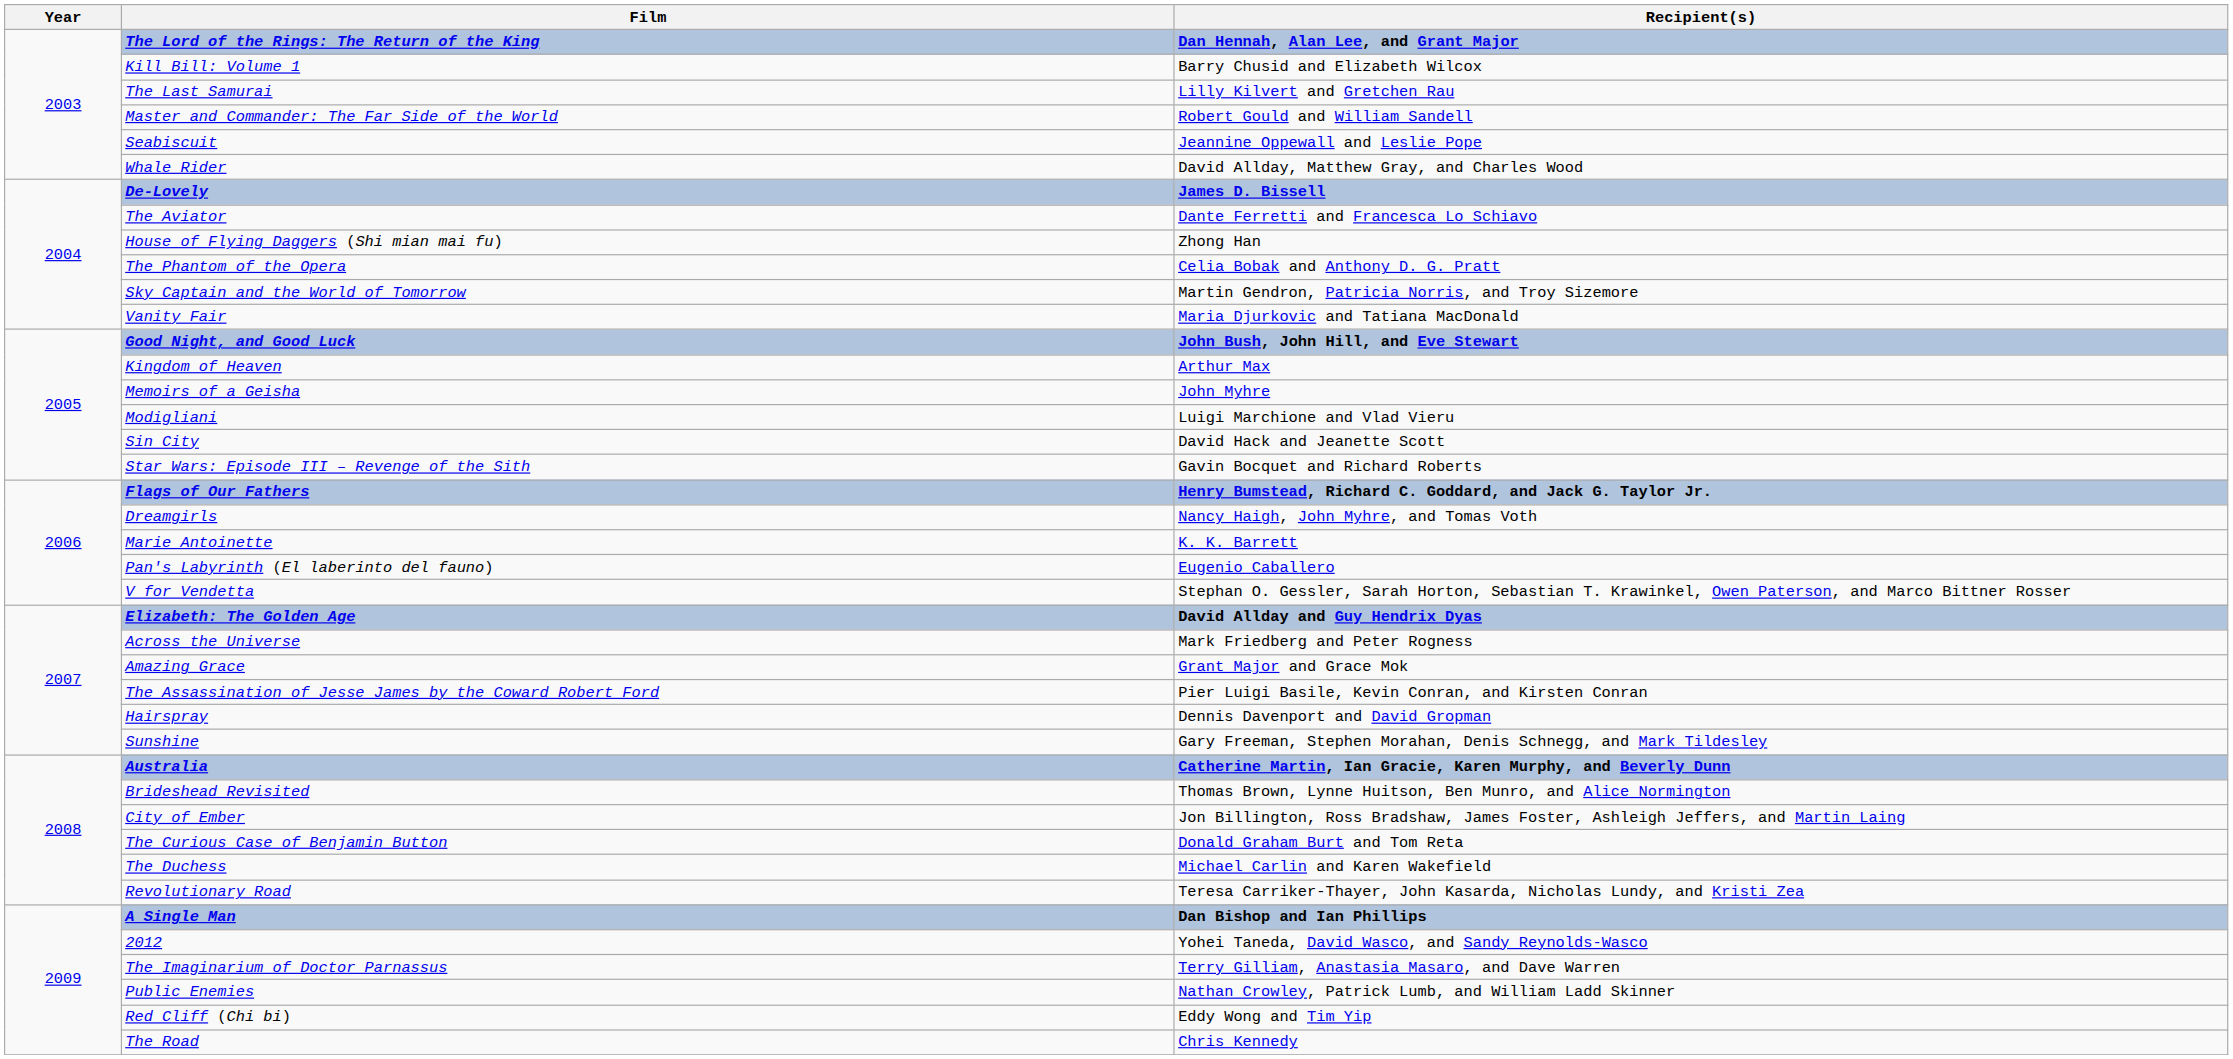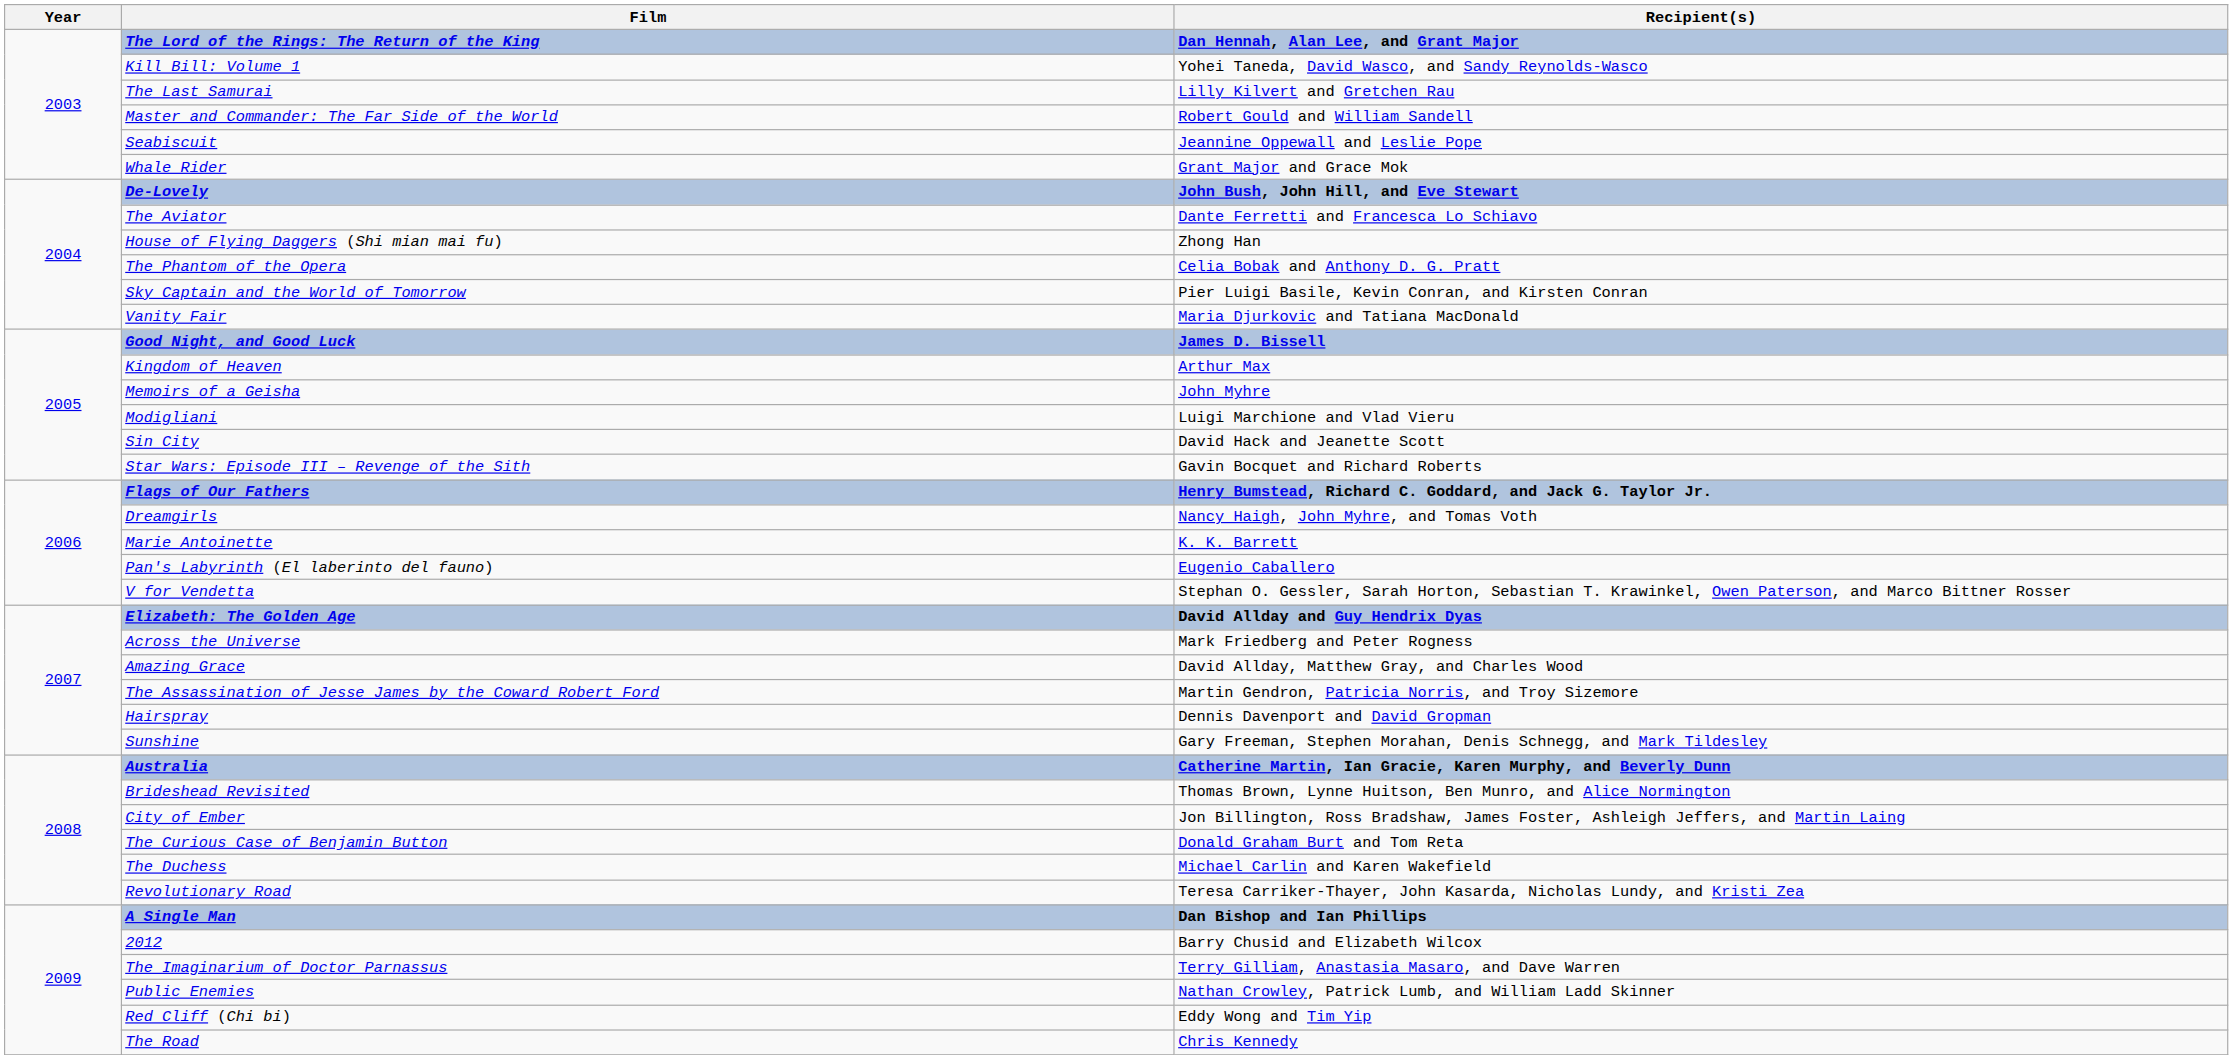(1330, 67) Barry Chusid and Elizabeth Wilcox -> (1413, 67) Yohei Taneda, David Wasco, and Sandy Reynolds-Wasco
(1381, 167) David Allday, Matthew Gray, and Charles Wood -> (1293, 167) Grant Major and Grace Mok
(1252, 192) James D. Bissell -> (1348, 192) John Bush, John Hill, and Eve Stewart
(1408, 292) Martin Gendron, Patricia Norris, and Troy Sizemore -> (1413, 292) Pier Luigi Basile, Kevin Conran, and Kirsten Conran
(1348, 342) John Bush, John Hill, and Eve Stewart -> (1252, 342) James D. Bissell
(1293, 667) Grant Major and Grace Mok -> (1381, 667) David Allday, Matthew Gray, and Charles Wood
(1413, 692) Pier Luigi Basile, Kevin Conran, and Kirsten Conran -> (1408, 692) Martin Gendron, Patricia Norris, and Troy Sizemore
(1413, 942) Yohei Taneda, David Wasco, and Sandy Reynolds-Wasco -> (1330, 942) Barry Chusid and Elizabeth Wilcox
